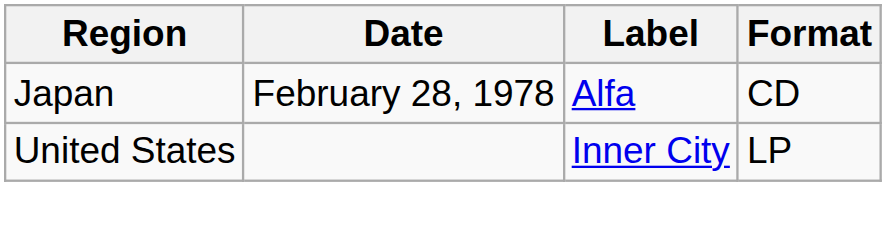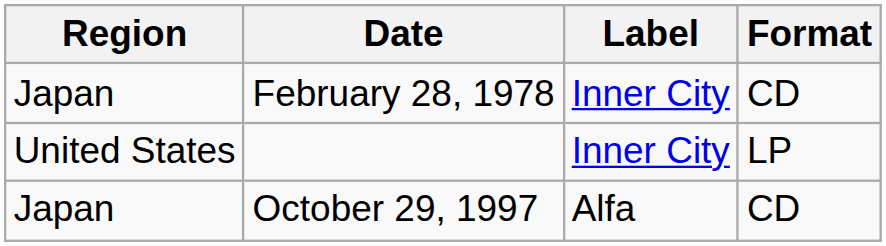(604, 92) Alfa -> (651, 92) Inner City
+ row: (395, 209)
